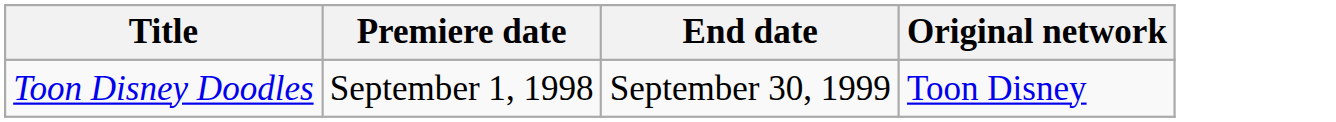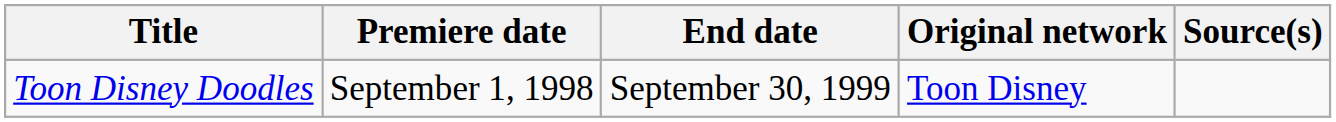+ column: (1253, 32)
